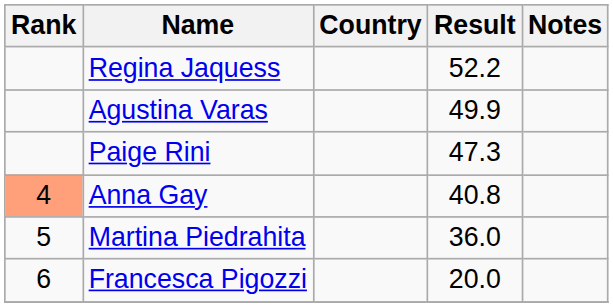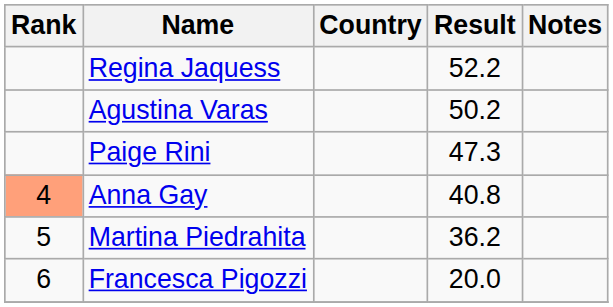(475, 110) 49.9 -> (475, 110) 50.2
(475, 237) 36.0 -> (475, 237) 36.2
